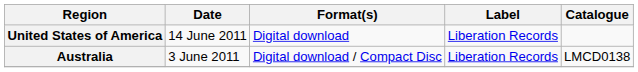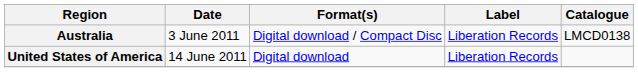rows swapped: (85, 56) <-> (85, 35)
